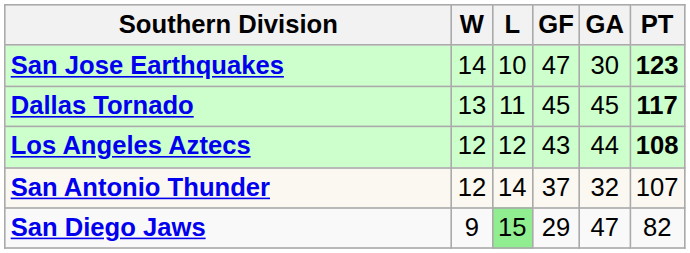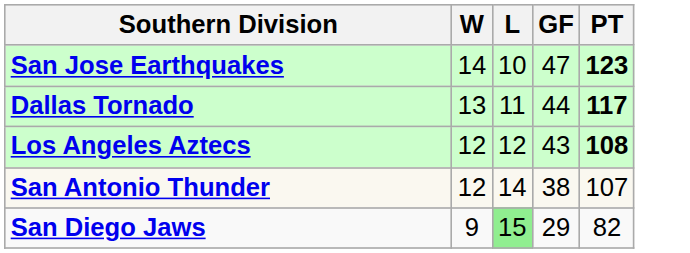- column: (605, 24)
(556, 106) 45 -> (556, 106) 44
(556, 187) 37 -> (556, 187) 38
